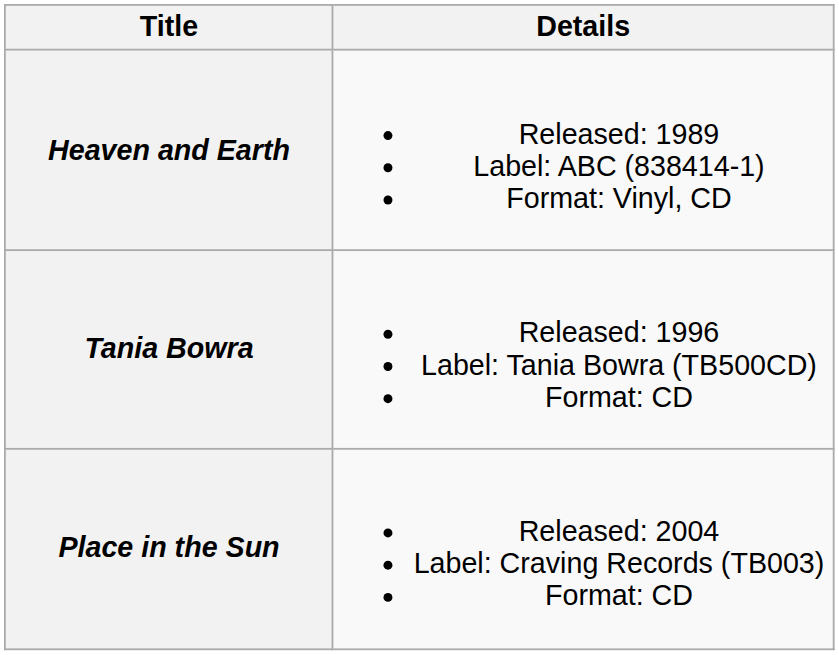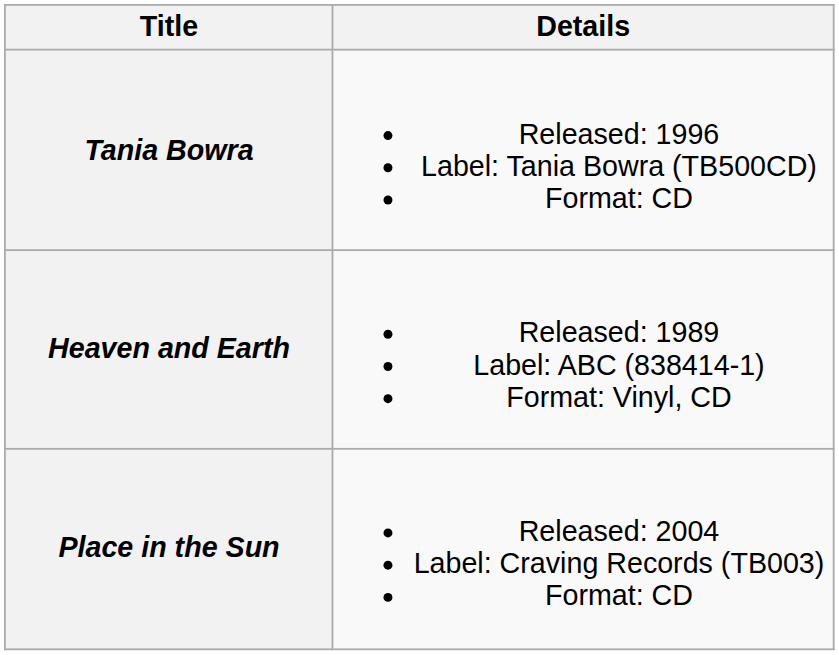rows swapped: (169, 149) <-> (169, 348)
